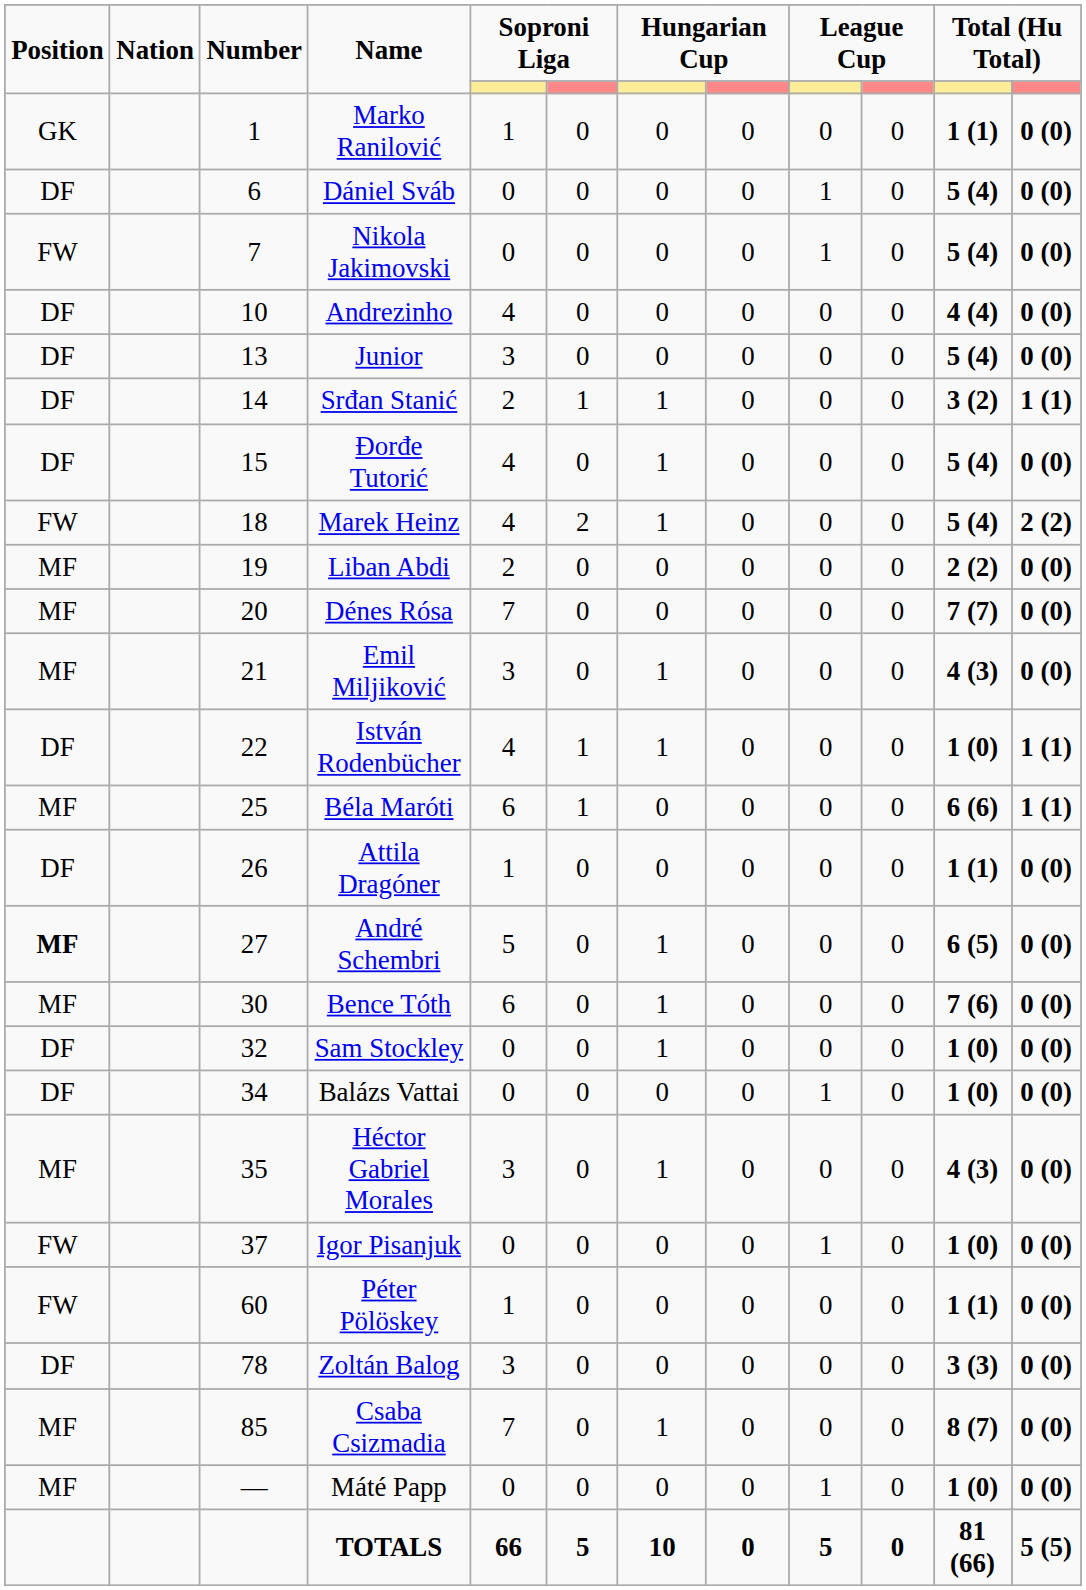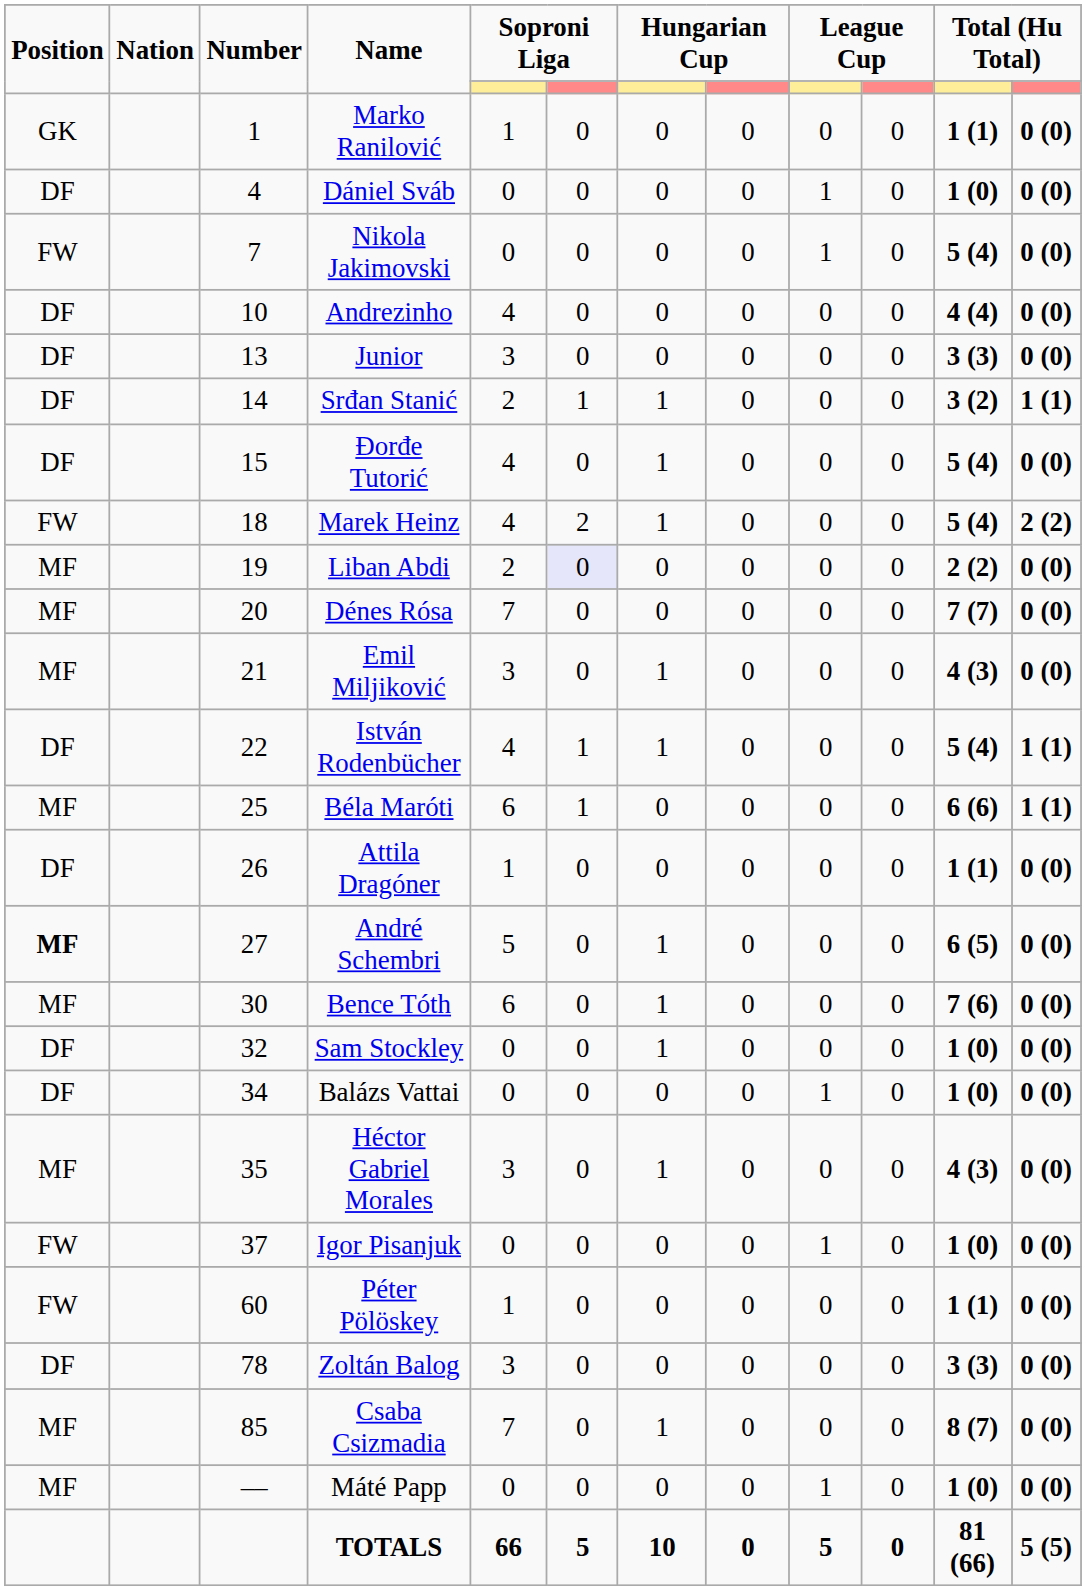(254, 191) 6 -> (254, 191) 4
(972, 191) 5 (4) -> (972, 191) 1 (0)
(972, 356) 5 (4) -> (972, 356) 3 (3)
(583, 566) no background -> (583, 566) lavender background
(972, 746) 1 (0) -> (972, 746) 5 (4)
